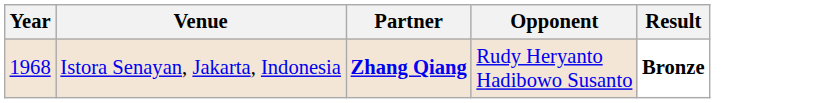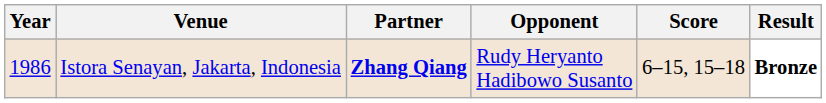+ column: (694, 21)
(30, 67) 1968 -> (30, 67) 1986
